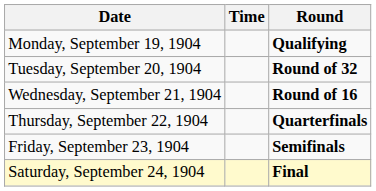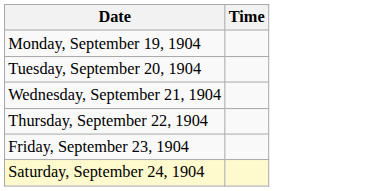- column: (320, 17)
